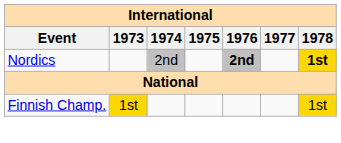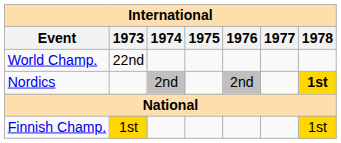+ row: (53, 60)
(242, 60) bold -> (242, 82) normal
